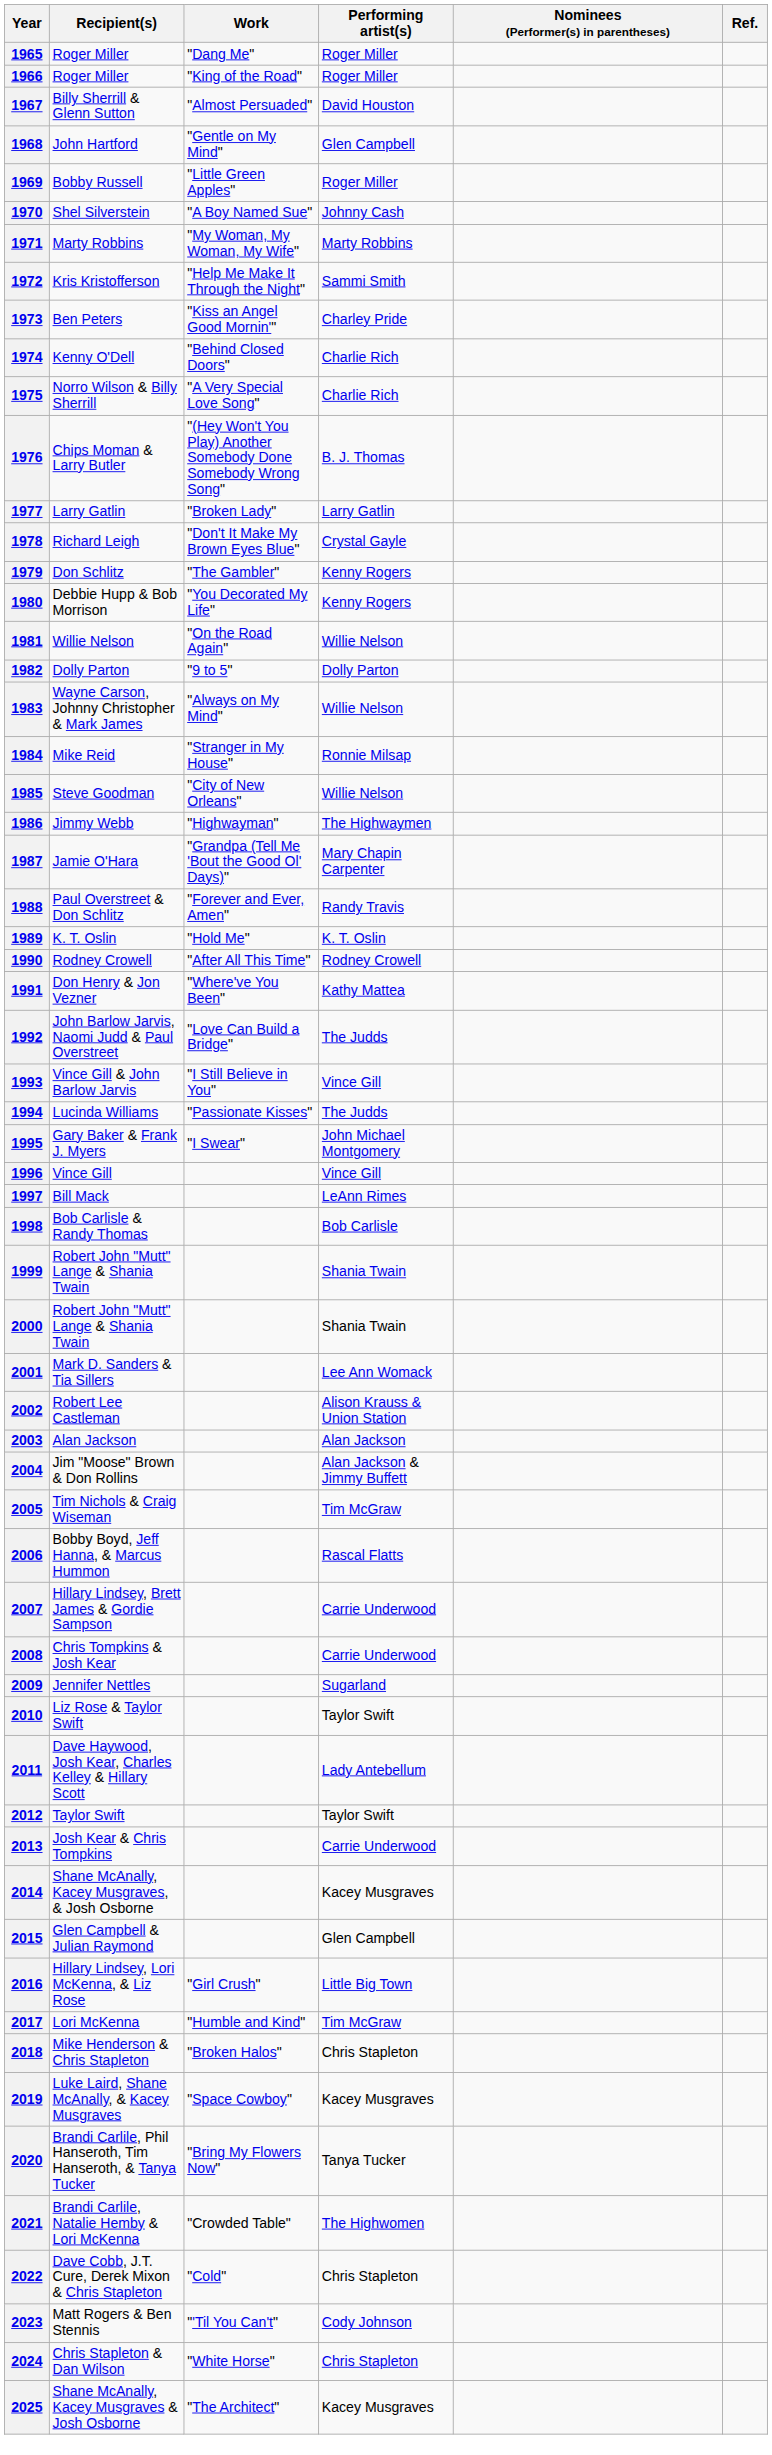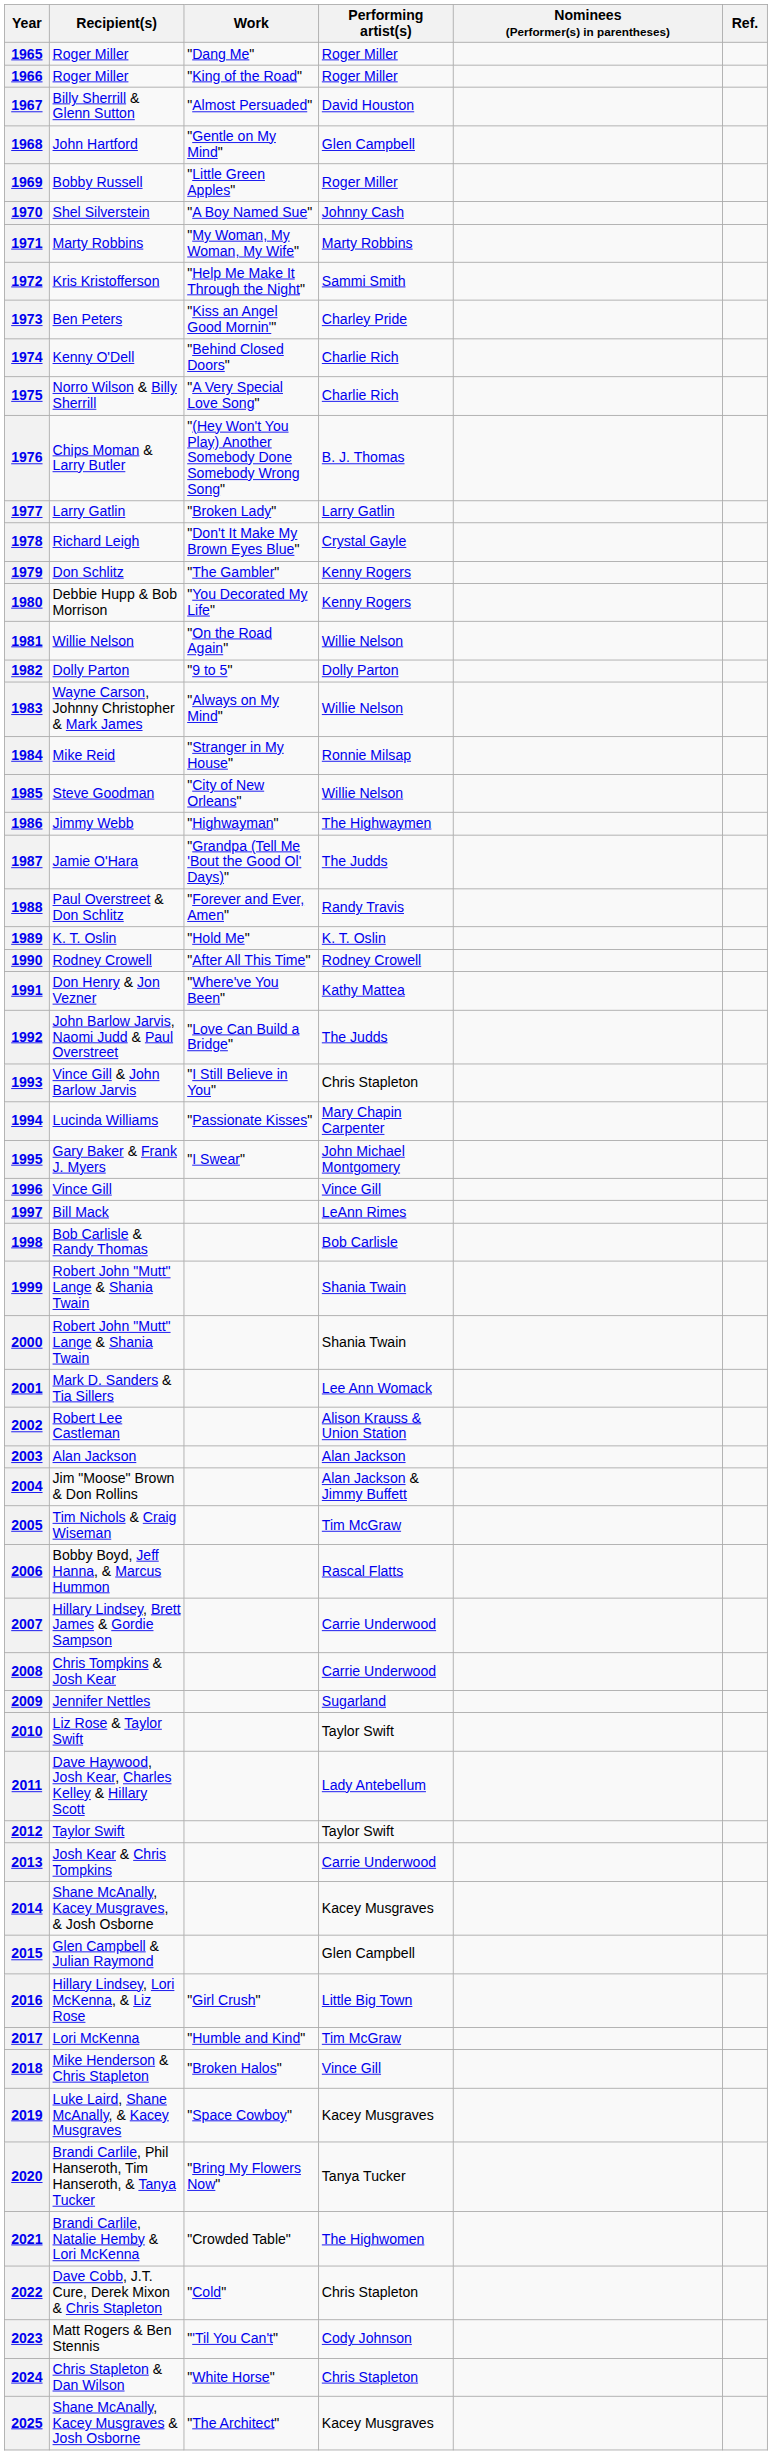(362, 861) Mary Chapin Carpenter -> (355, 861) The Judds
(351, 1082) Vince Gill -> (370, 1082) Chris Stapleton
(355, 1113) The Judds -> (362, 1121) Mary Chapin Carpenter
(370, 2053) Chris Stapleton -> (351, 2068) Vince Gill
